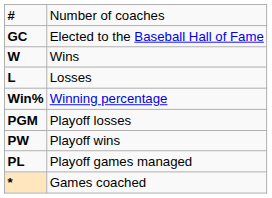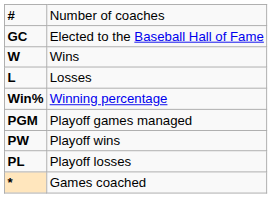(90, 120) Playoff losses -> (121, 120) Playoff games managed
(121, 162) Playoff games managed -> (90, 162) Playoff losses
